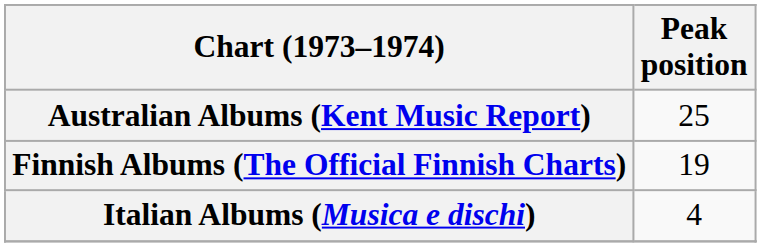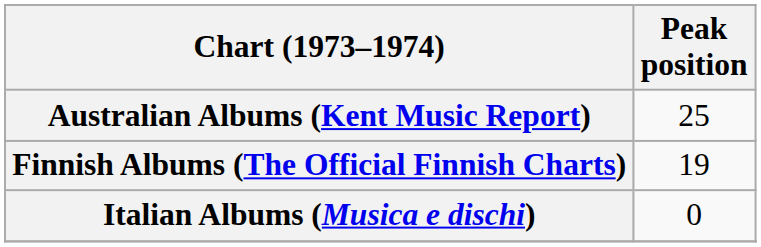(694, 214) 4 -> (694, 214) 0
